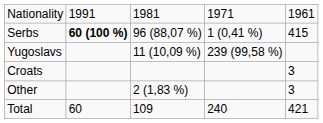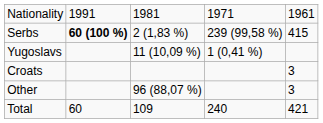(167, 33) 96 (88,07 %) -> (161, 33) 2 (1,83 %)
(235, 33) 1 (0,41 %) -> (245, 33) 239 (99,58 %)
(245, 52) 239 (99,58 %) -> (235, 52) 1 (0,41 %)
(161, 90) 2 (1,83 %) -> (167, 90) 96 (88,07 %)
